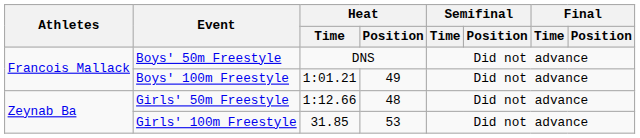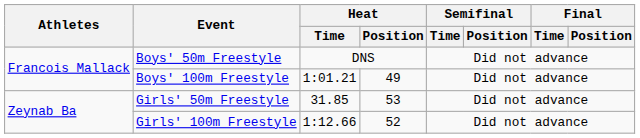(330, 101) 1:12.66 -> (330, 101) 31.85
(393, 101) 48 -> (393, 101) 53
(330, 122) 31.85 -> (330, 122) 1:12.66
(393, 122) 53 -> (393, 122) 52
